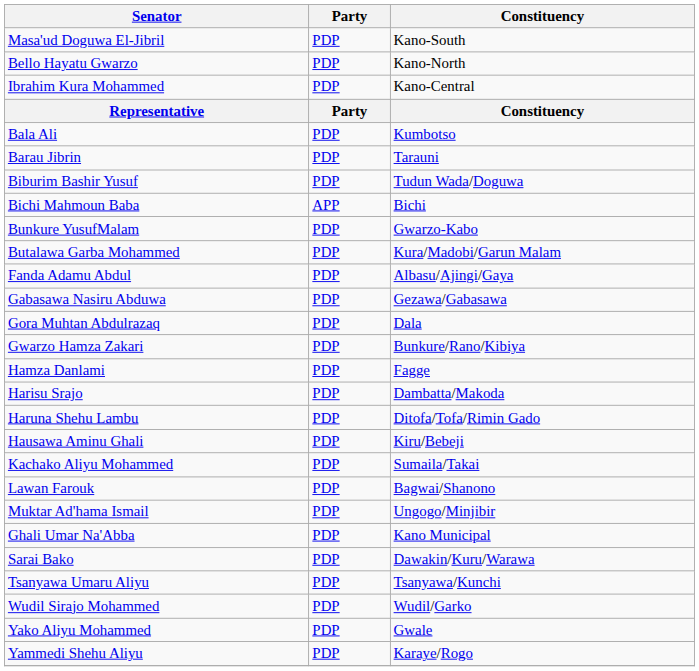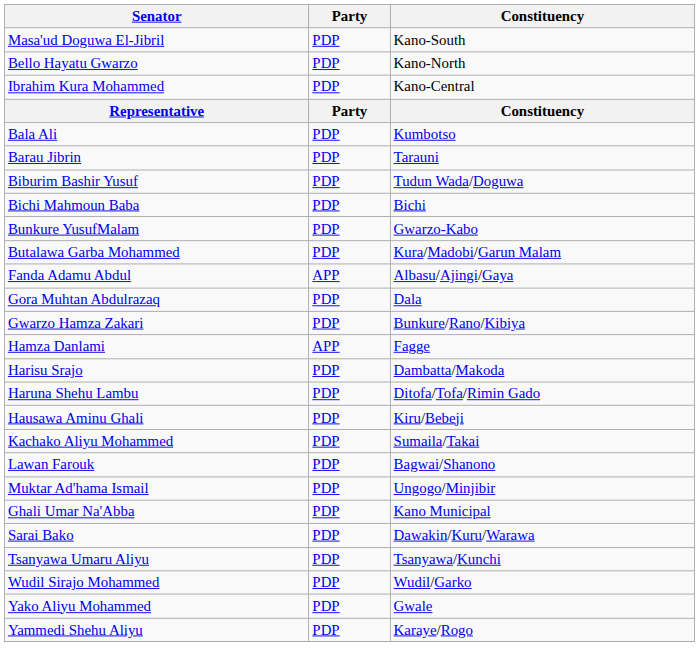(326, 205) APP -> (326, 205) PDP
(326, 275) PDP -> (326, 275) APP
- row: (87, 299)
(326, 370) PDP -> (326, 346) APP
